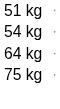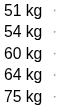+ row: (23, 53)
